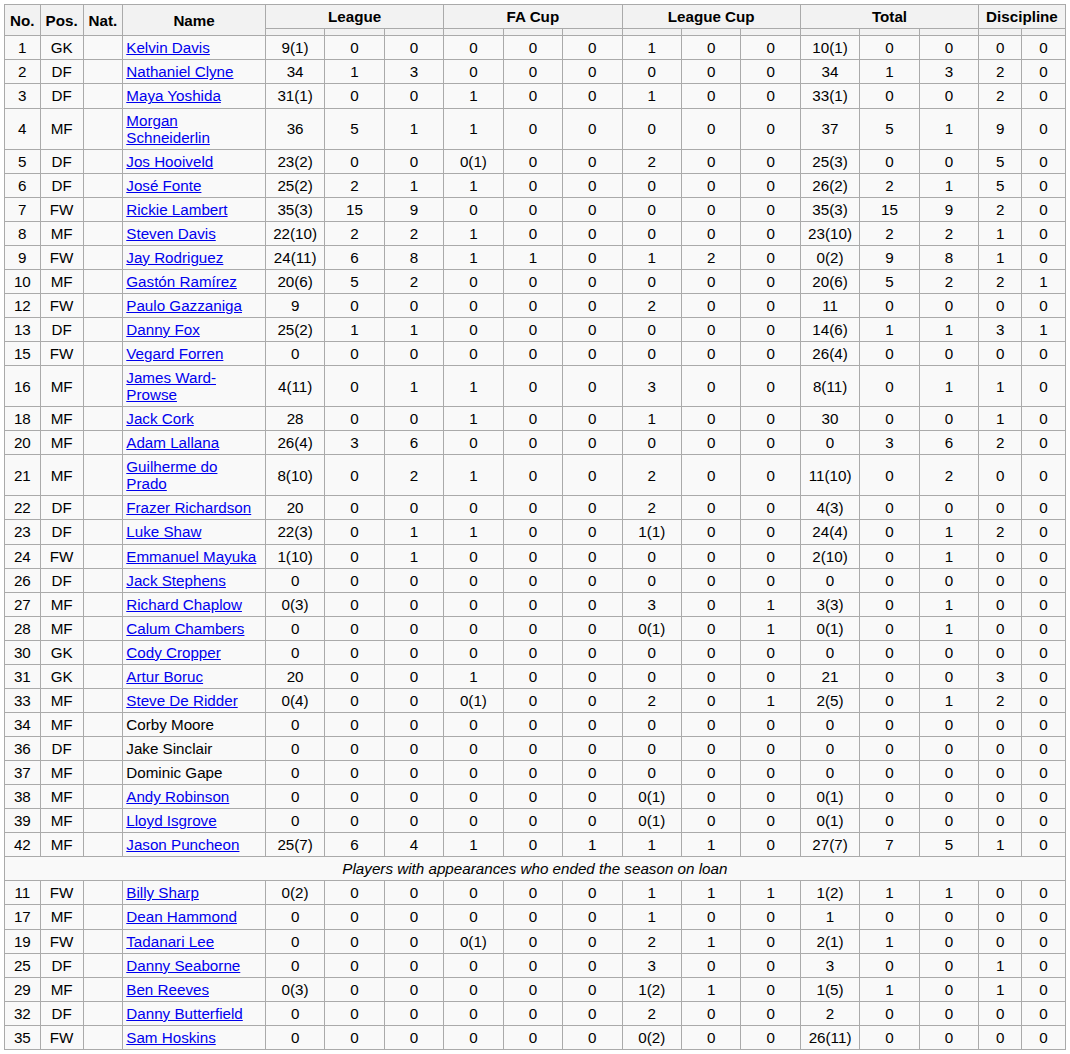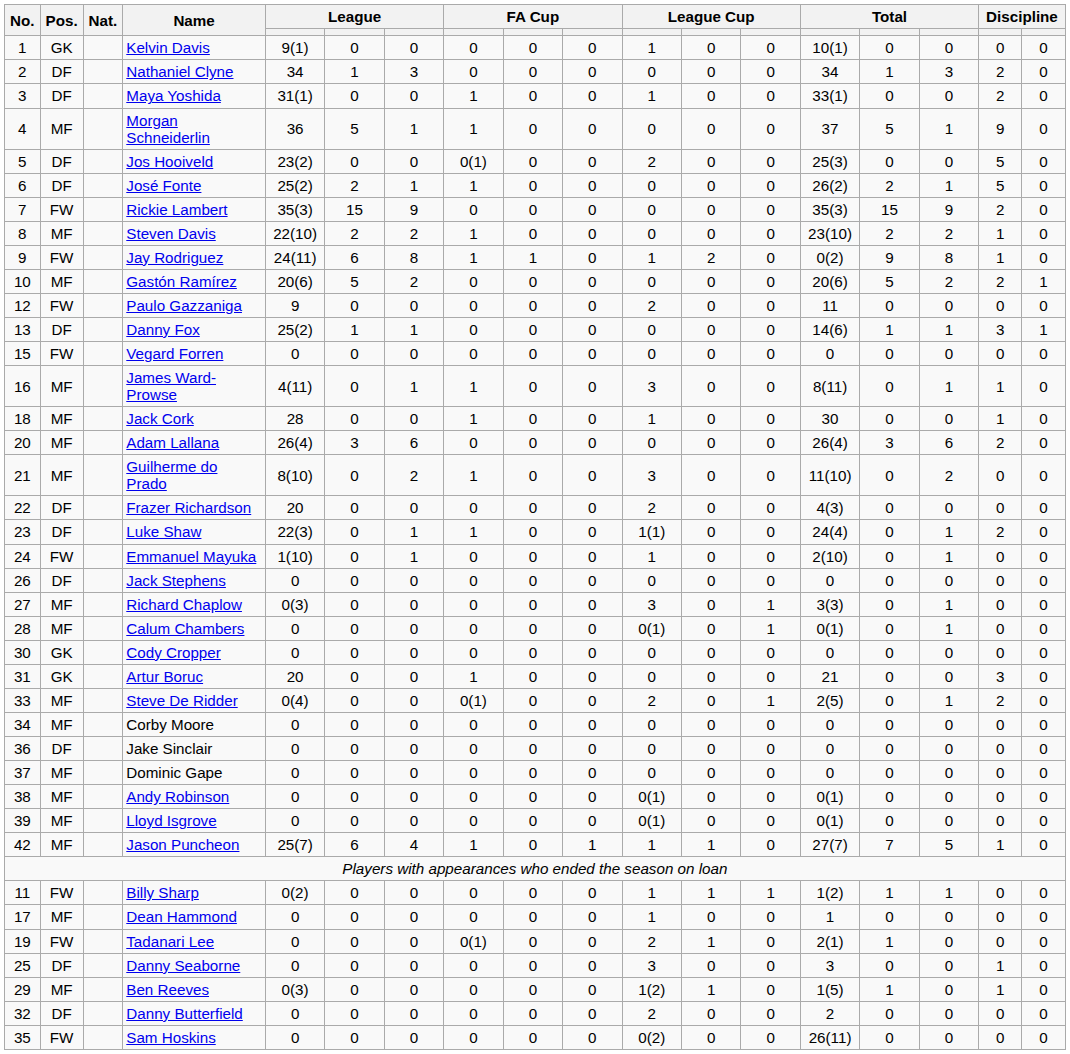(830, 354) 26(4) -> (830, 354) 0
(830, 443) 0 -> (830, 443) 26(4)
(652, 475) 2 -> (652, 475) 3
(652, 556) 0 -> (652, 556) 1
